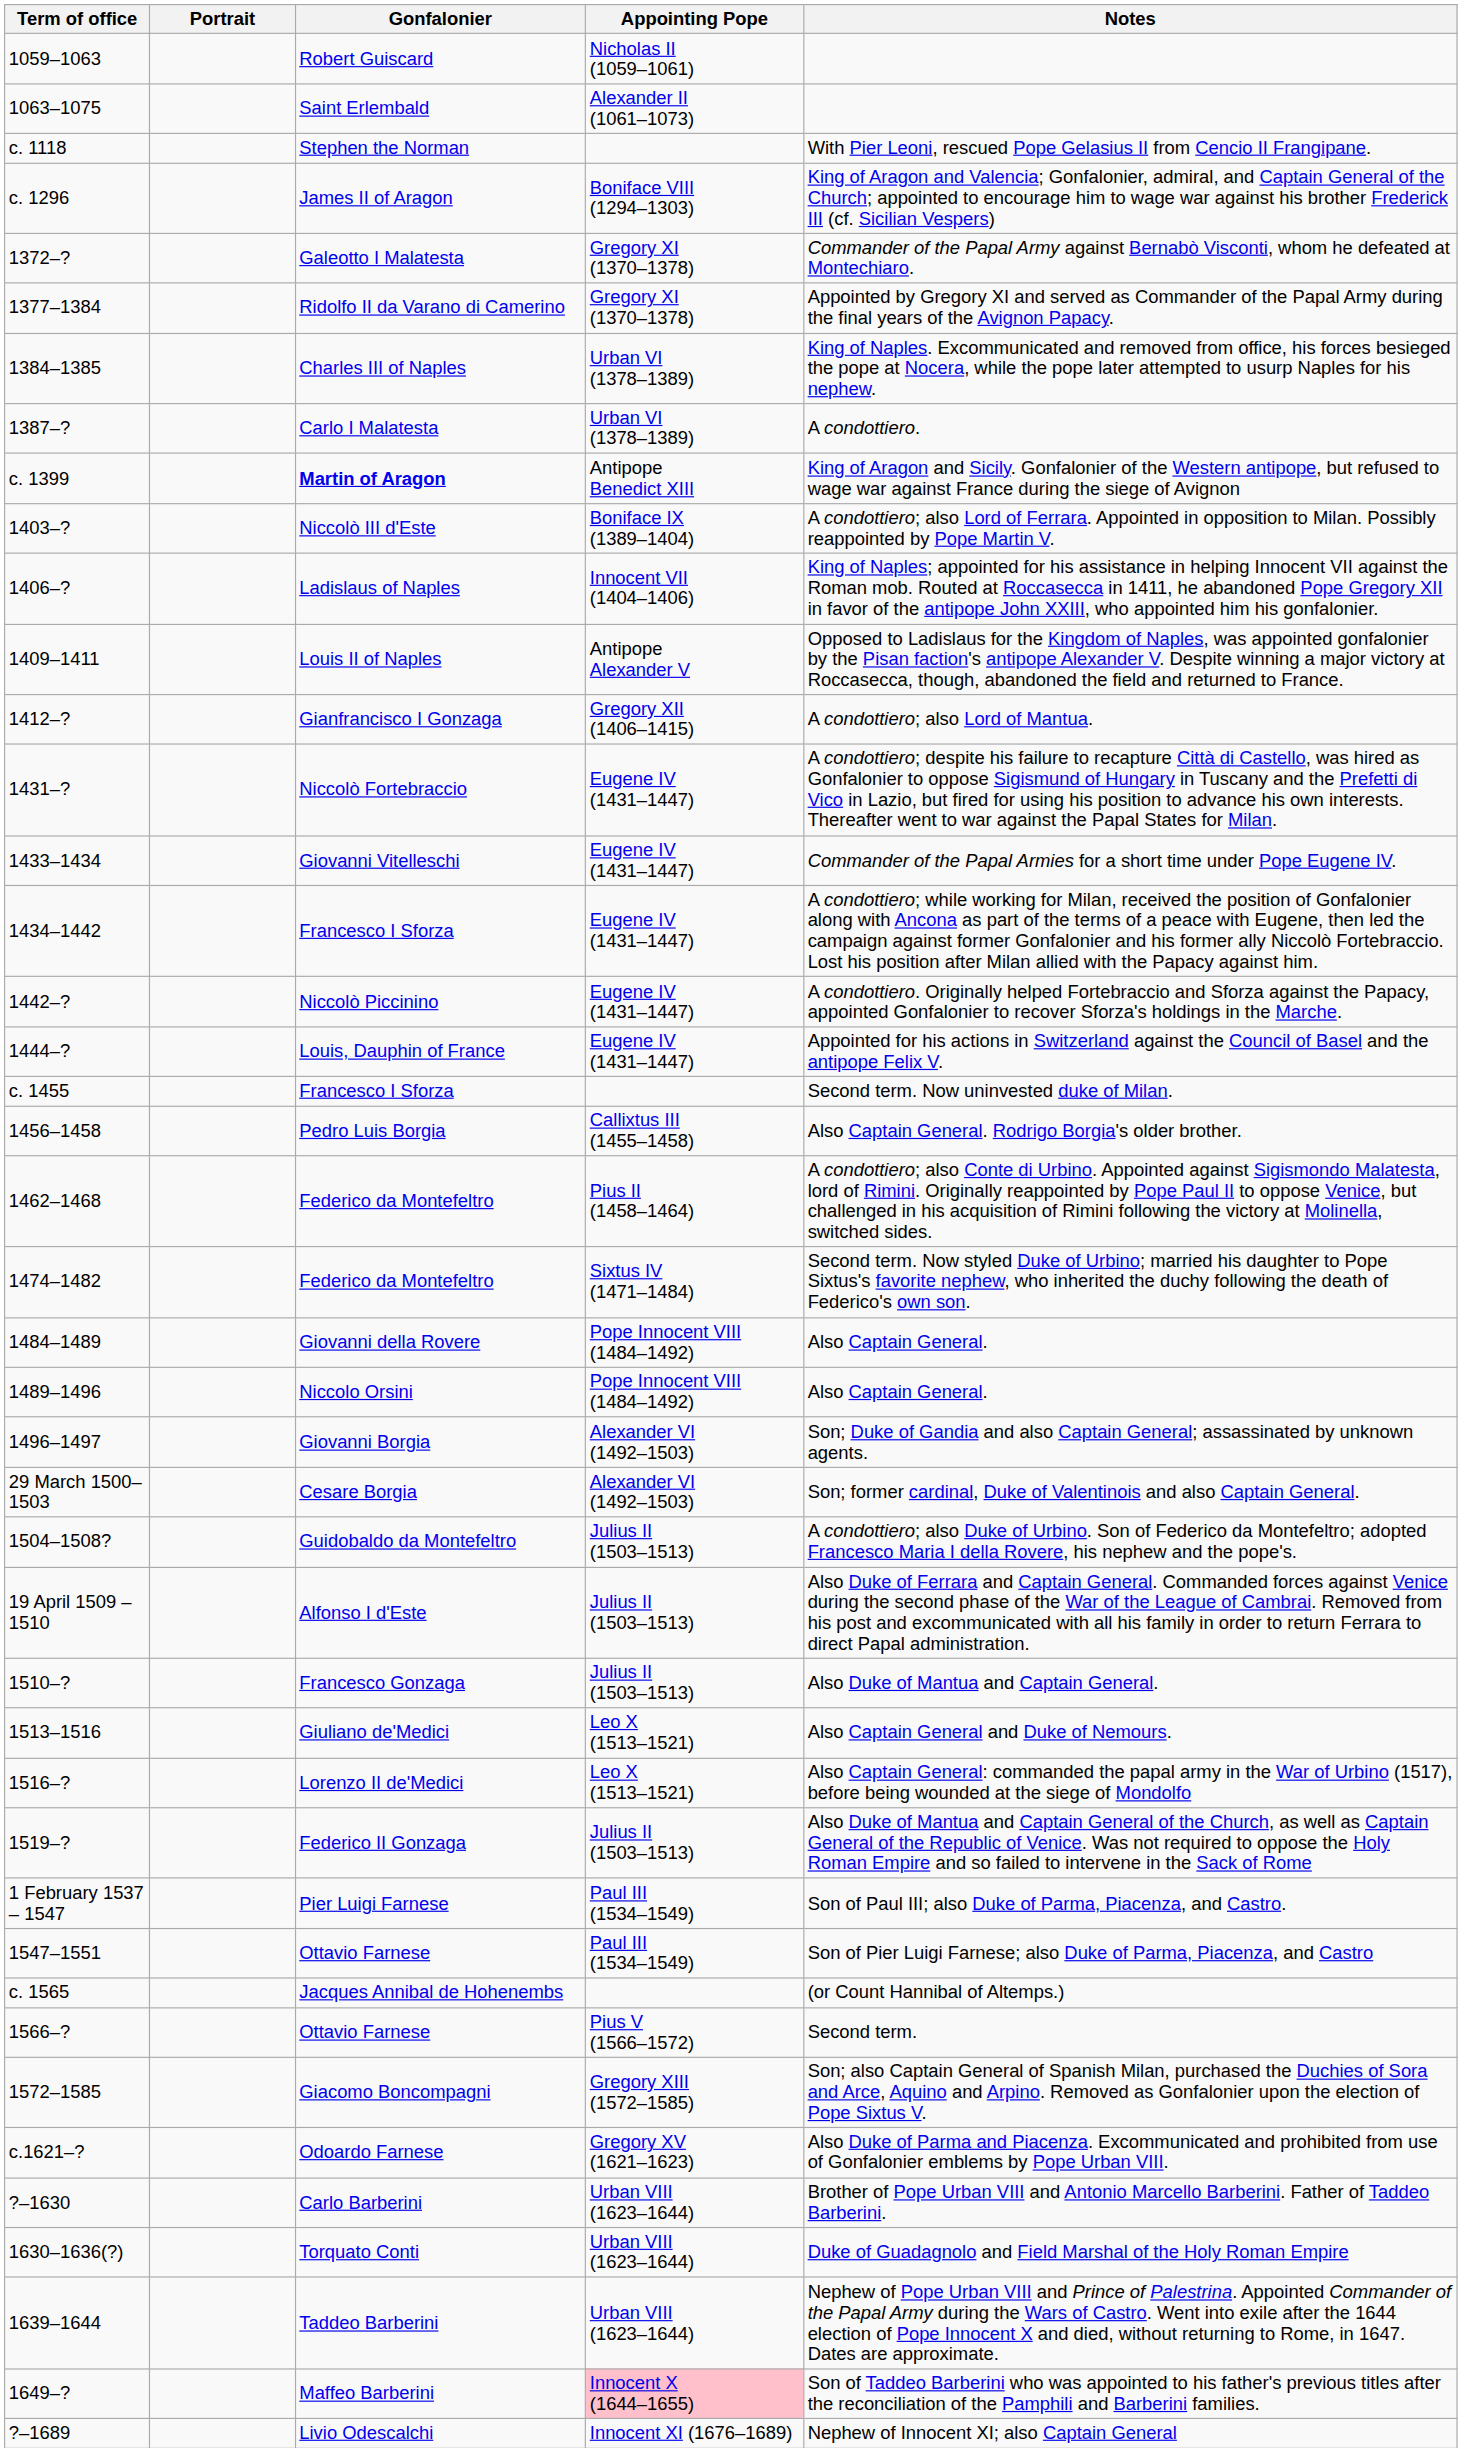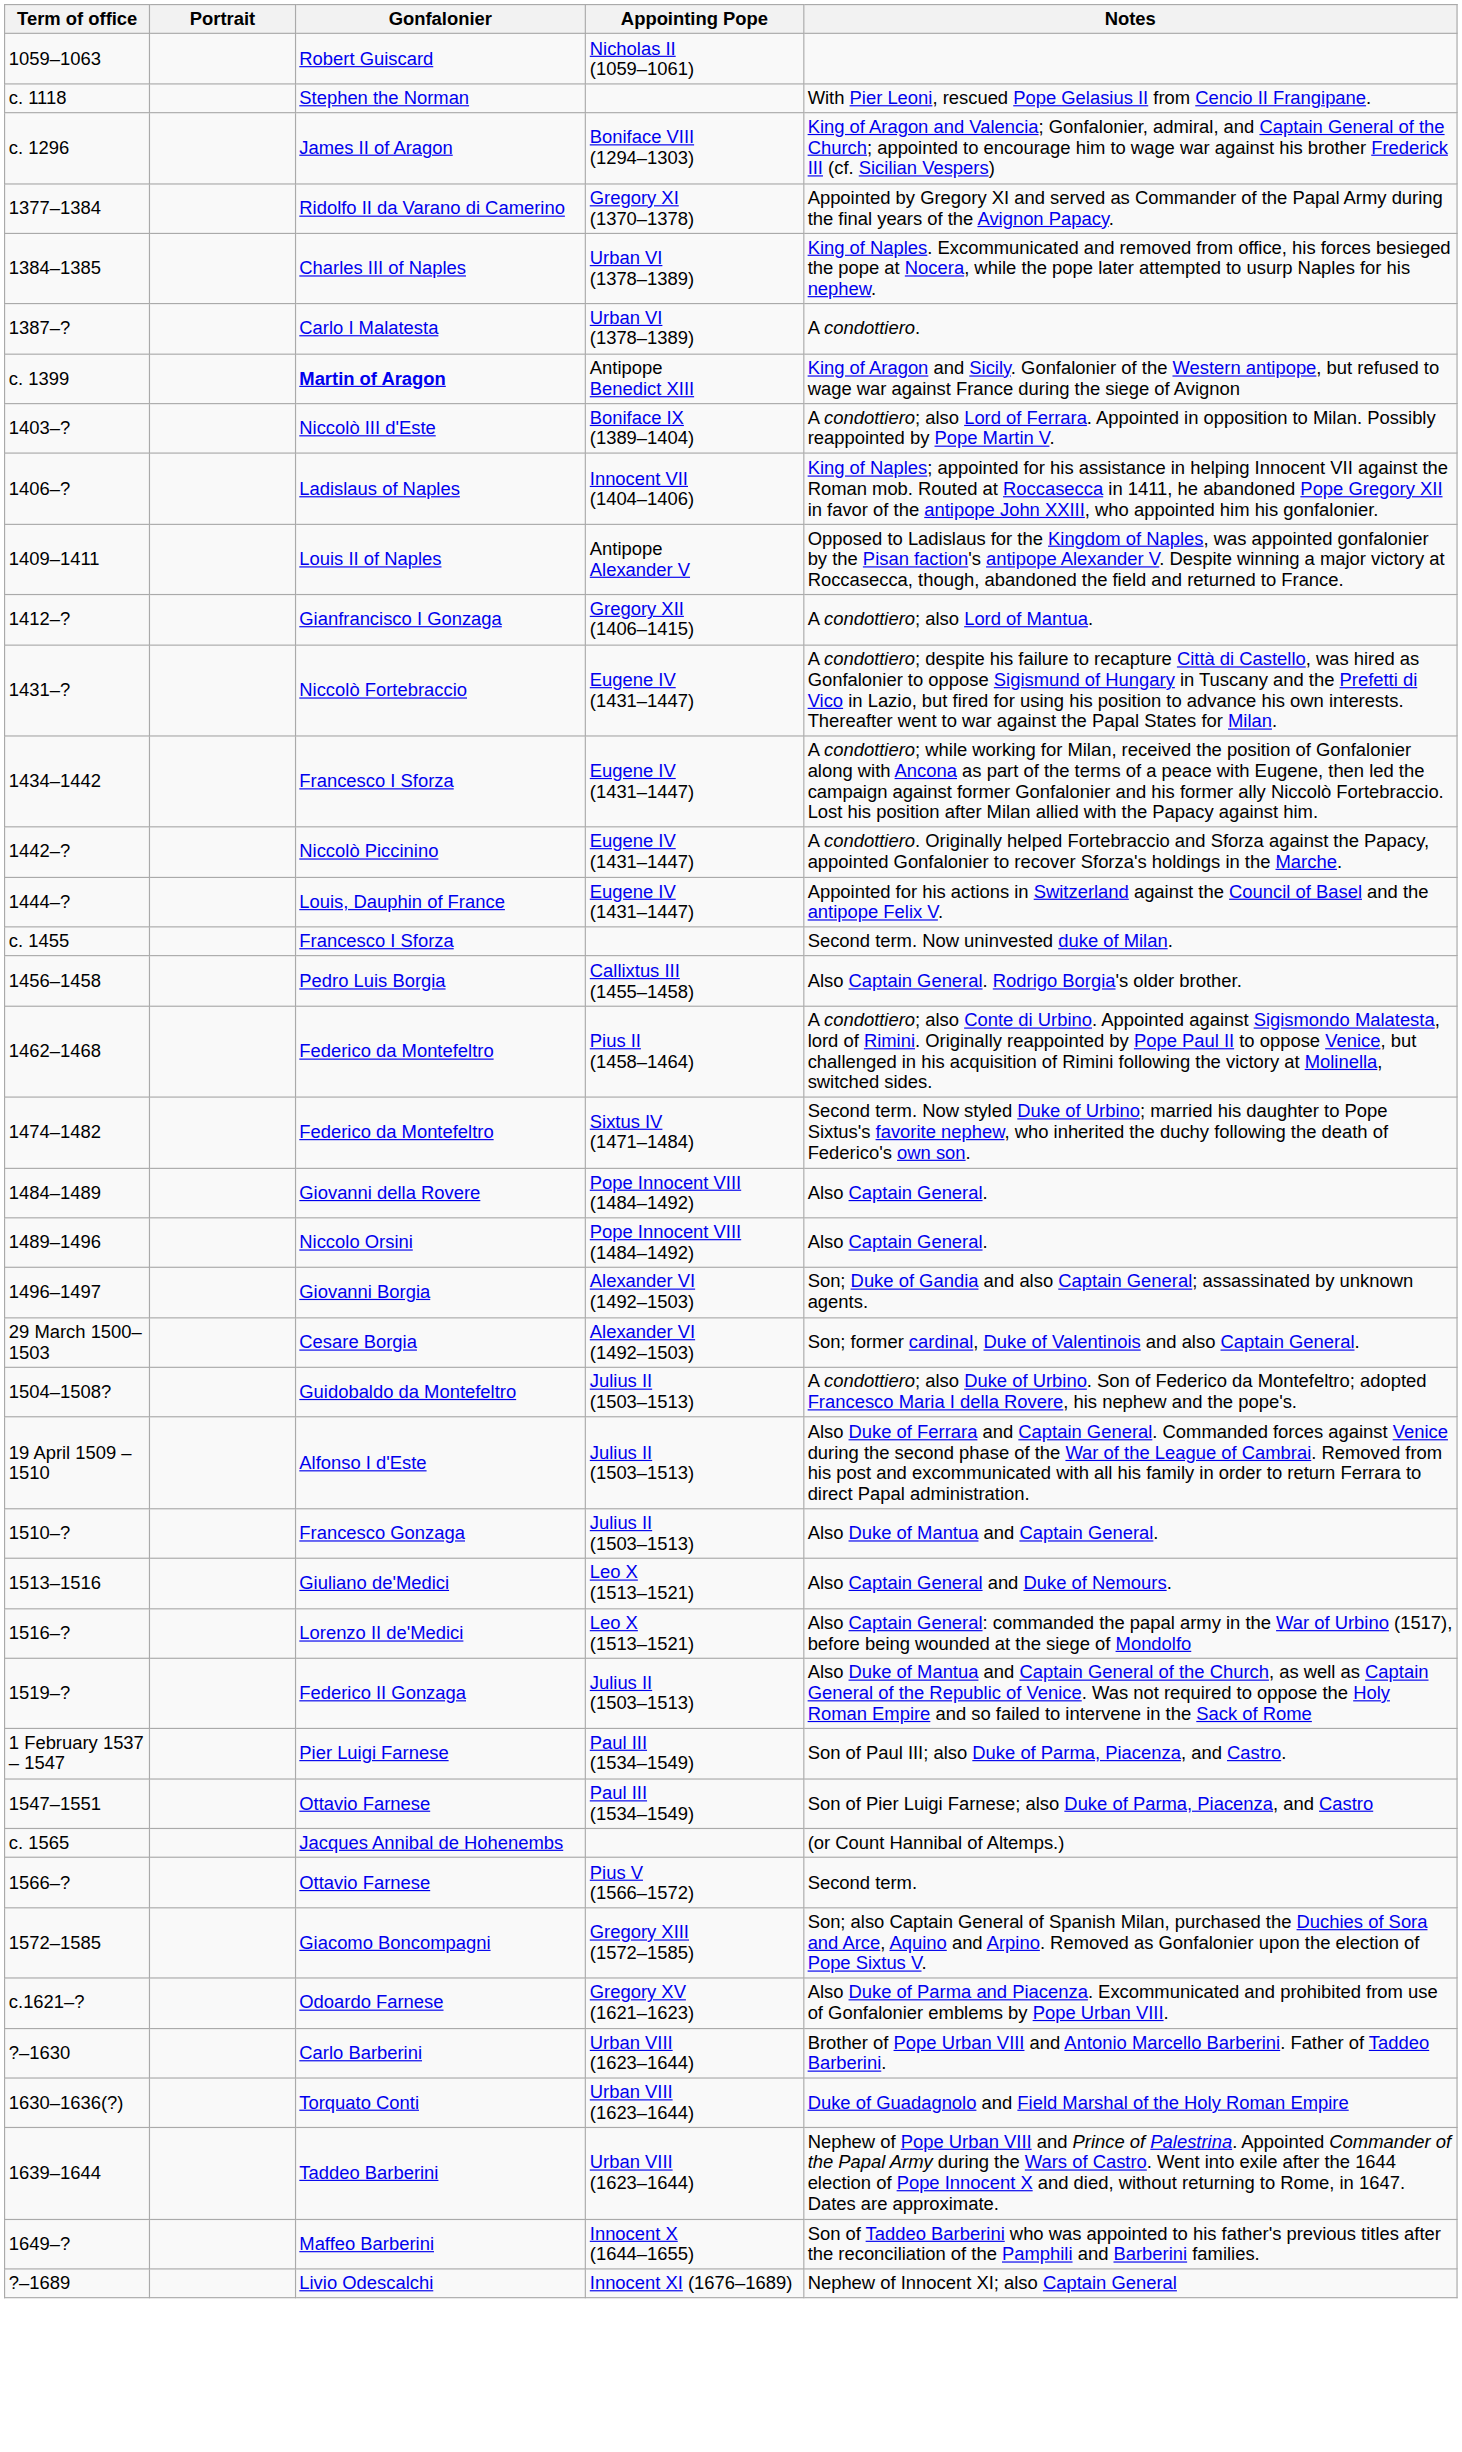- row: (55, 108)
- row: (40, 258)
- row: (55, 860)
(642, 2393) pink background -> (642, 2243) no background
